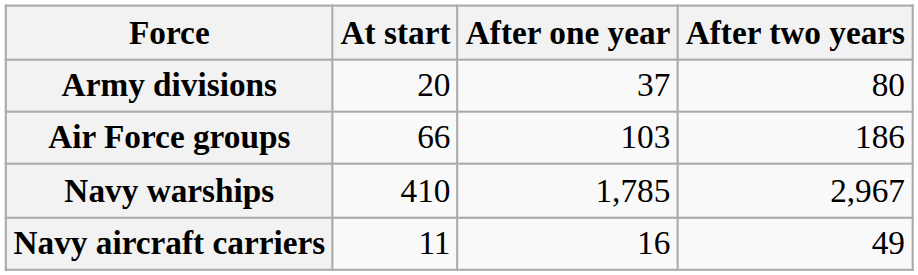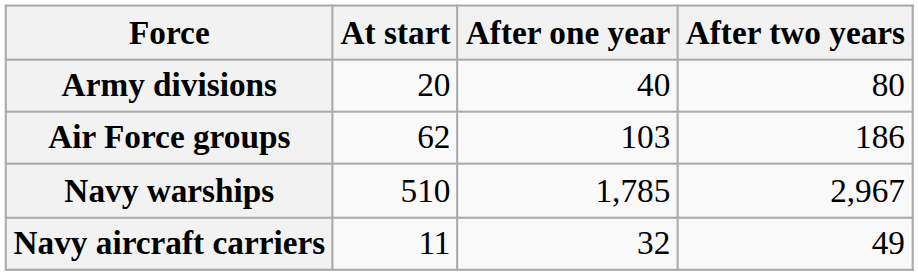(654, 84) 37 -> (654, 84) 40
(434, 137) 66 -> (434, 137) 62
(426, 190) 410 -> (426, 190) 510
(654, 243) 16 -> (654, 243) 32
